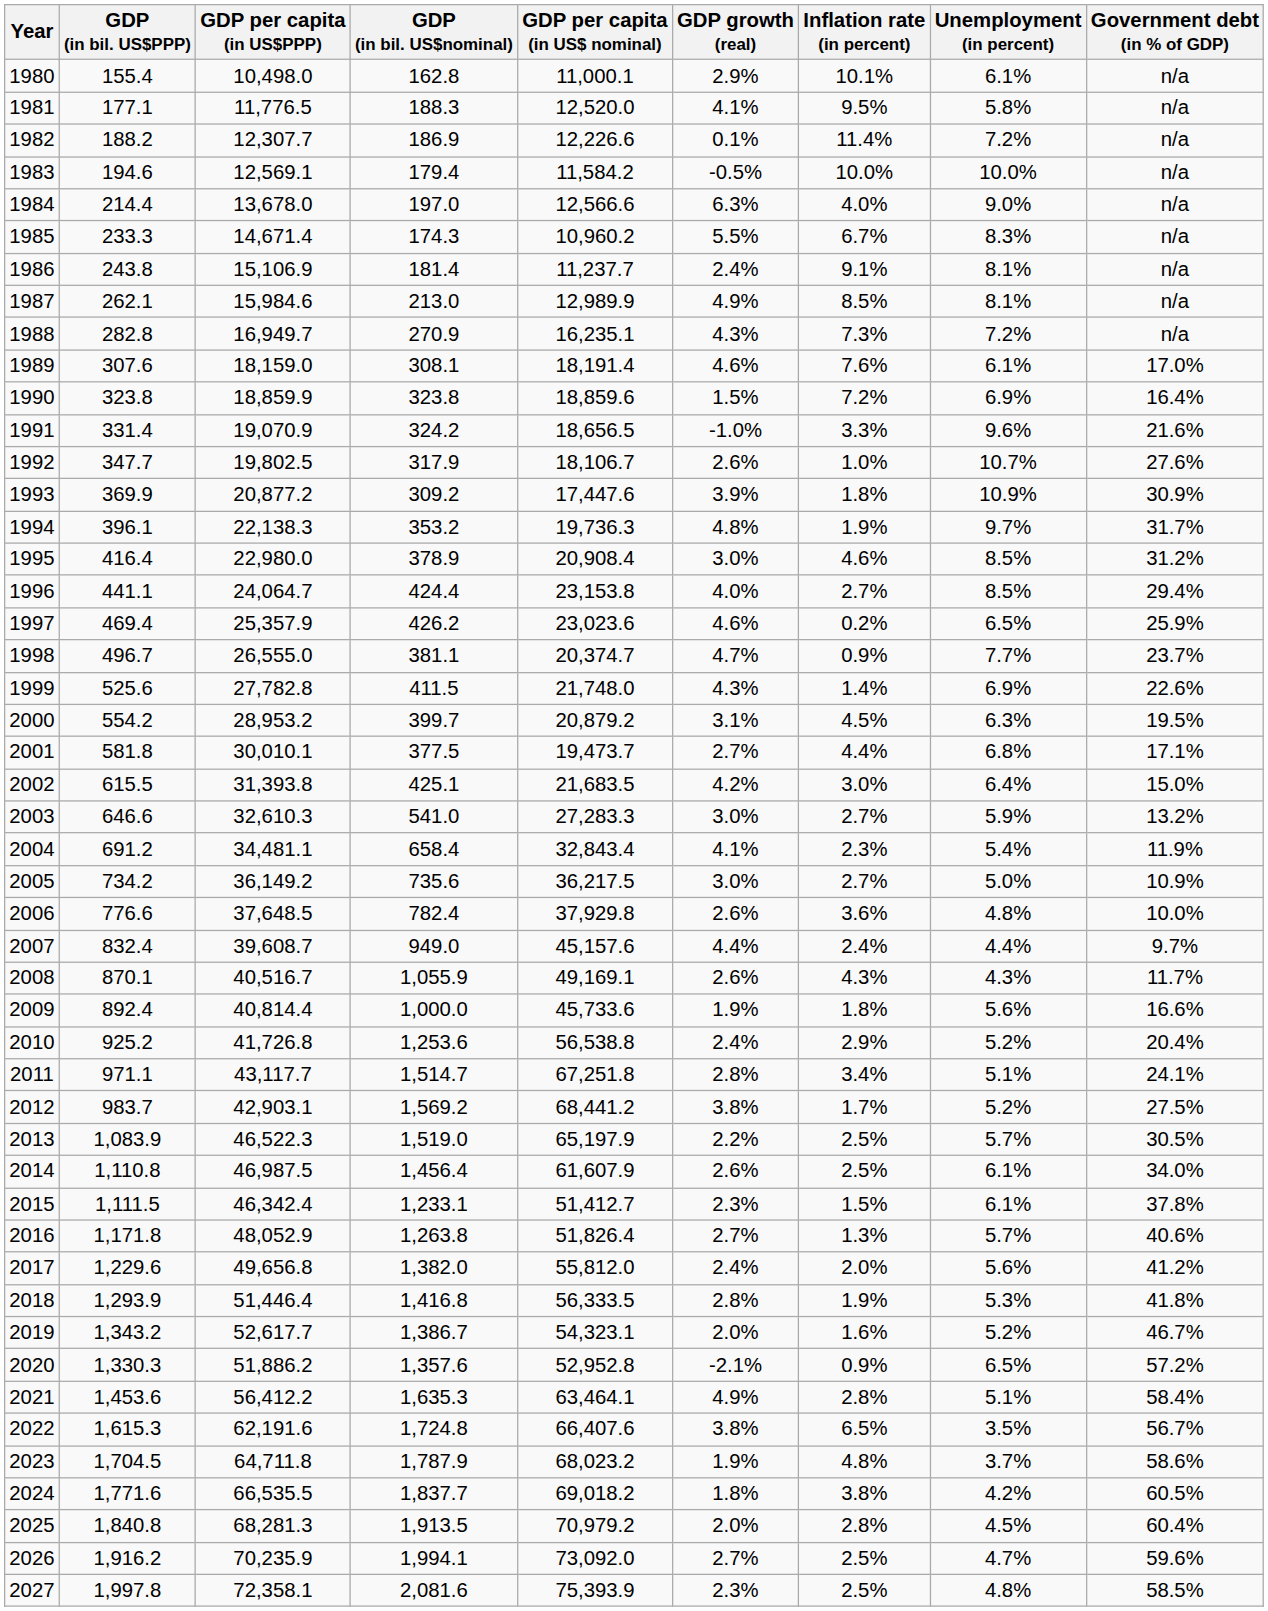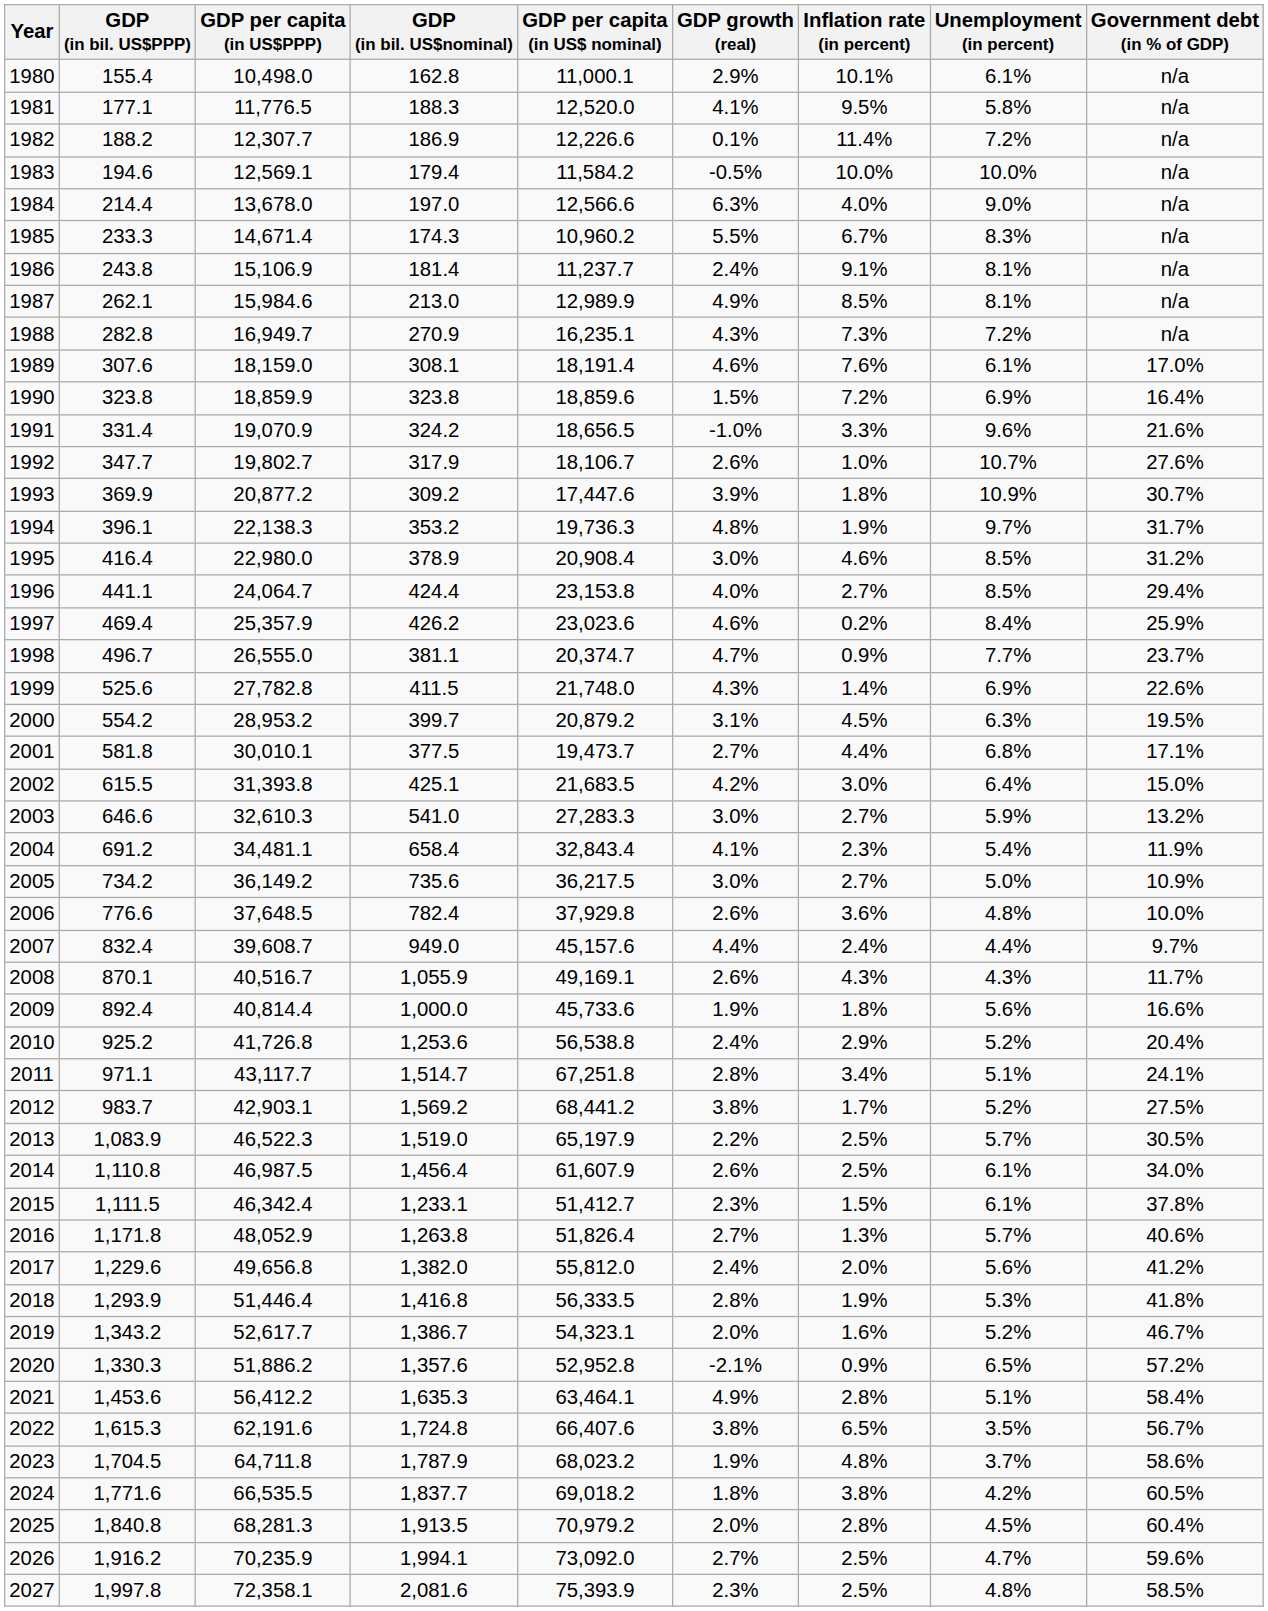(273, 462) 19,802.5 -> (273, 462) 19,802.7
(1175, 494) 30.9% -> (1175, 494) 30.7%
(1008, 623) 6.5% -> (1008, 623) 8.4%
